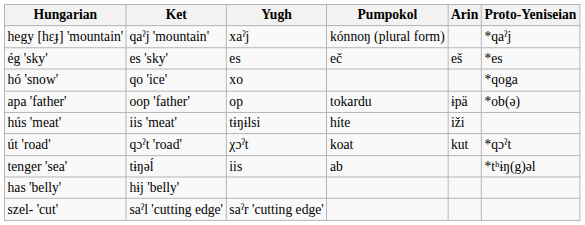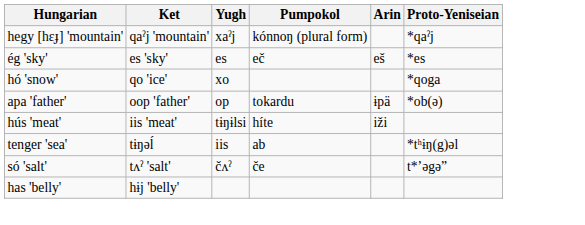- row: (29, 144)
+ row: (27, 166)
- row: (33, 209)
